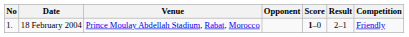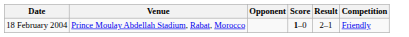- column: (12, 11)
